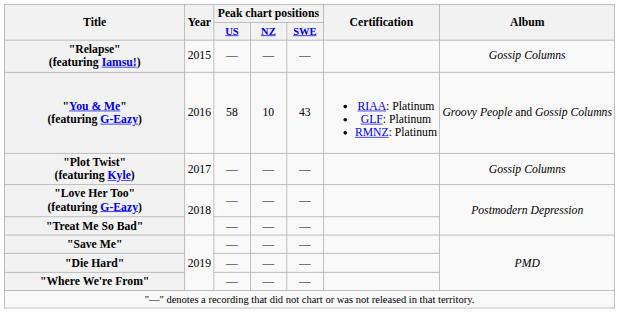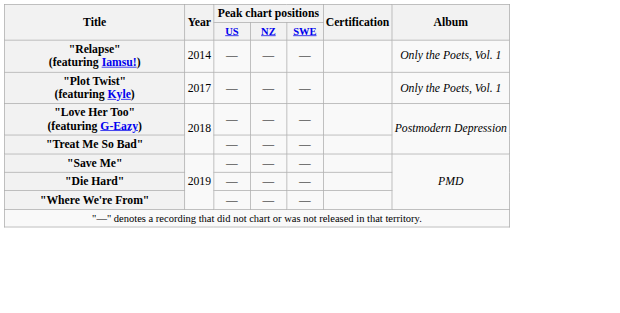(199, 56) 2015 -> (199, 56) 2014
(527, 56) Gossip Columns -> (451, 56) Only the Poets, Vol. 1
- row: (95, 112)
(527, 169) Gossip Columns -> (451, 87) Only the Poets, Vol. 1
